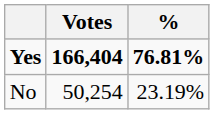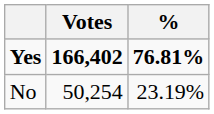(87, 56) 166,404 -> (87, 56) 166,402
